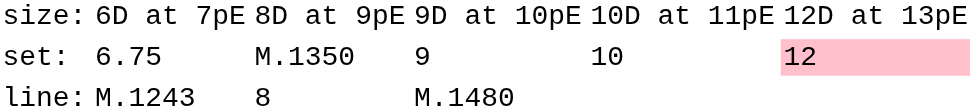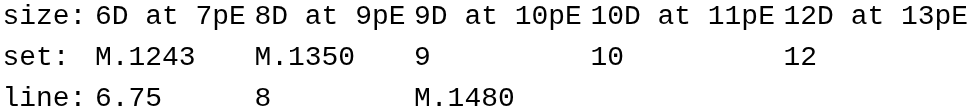(128, 57) 6.75 -> (145, 57) M.1243
(800, 57) pink background -> (800, 57) no background
(145, 98) M.1243 -> (128, 98) 6.75
